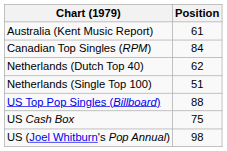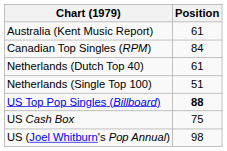(197, 66) 62 -> (197, 66) 61
(197, 102) normal -> (197, 102) bold
